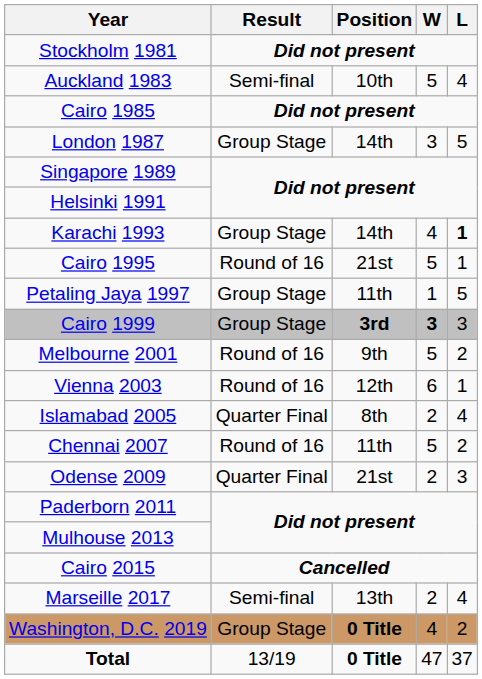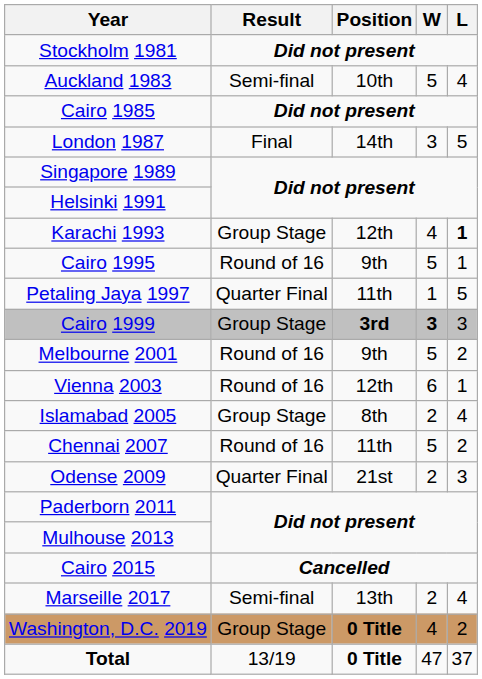(272, 141) Group Stage -> (272, 141) Final
(374, 232) 14th -> (374, 232) 12th
(374, 263) 21st -> (374, 263) 9th
(272, 293) Group Stage -> (272, 293) Quarter Final
(272, 415) Quarter Final -> (272, 415) Group Stage
